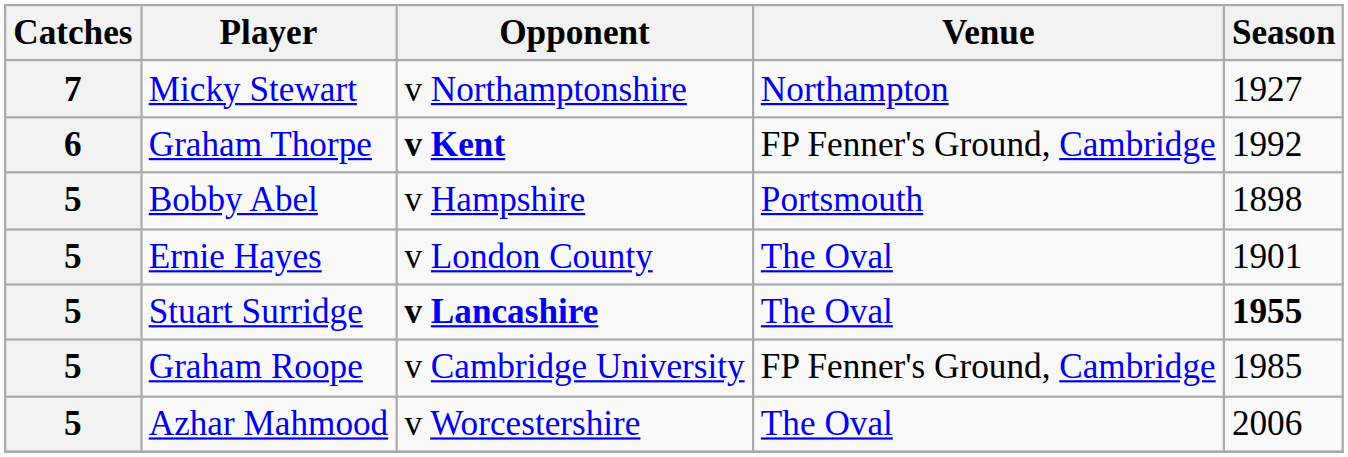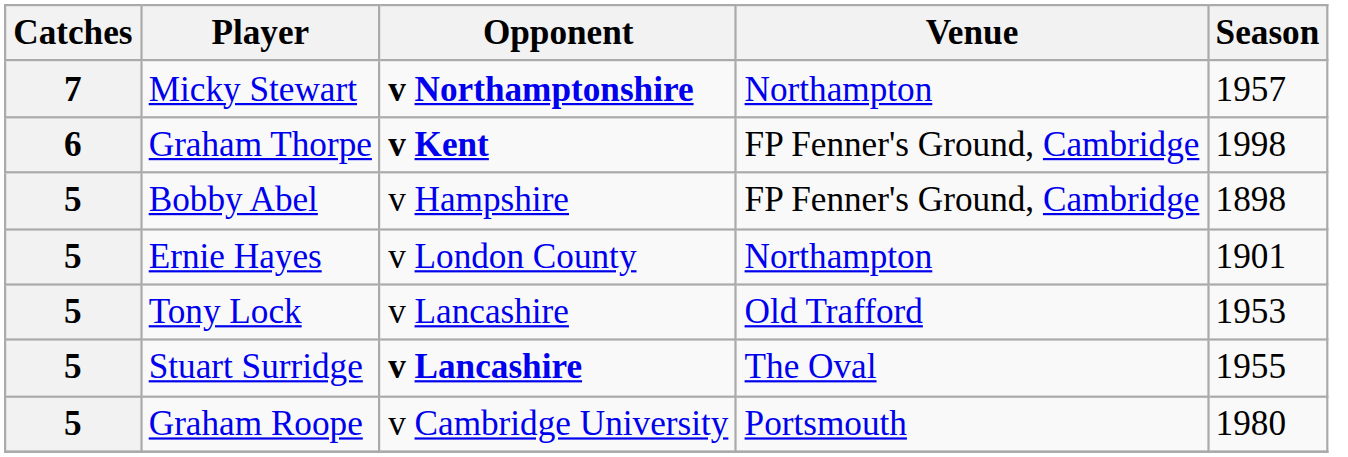(546, 88) normal -> (541, 88) bold
(1267, 88) 1927 -> (1251, 88) 1957
(1267, 144) 1992 -> (1251, 144) 1998
(842, 199) Portsmouth -> (972, 199) FP Fenner's Ground, Cambridge
(827, 255) The Oval -> (838, 255) Northampton
+ row: (225, 311)
(1267, 311) bold -> (1251, 367) normal
(988, 367) FP Fenner's Ground, Cambridge -> (826, 423) Portsmouth
(1267, 367) 1985 -> (1251, 423) 1980
- row: (268, 423)
